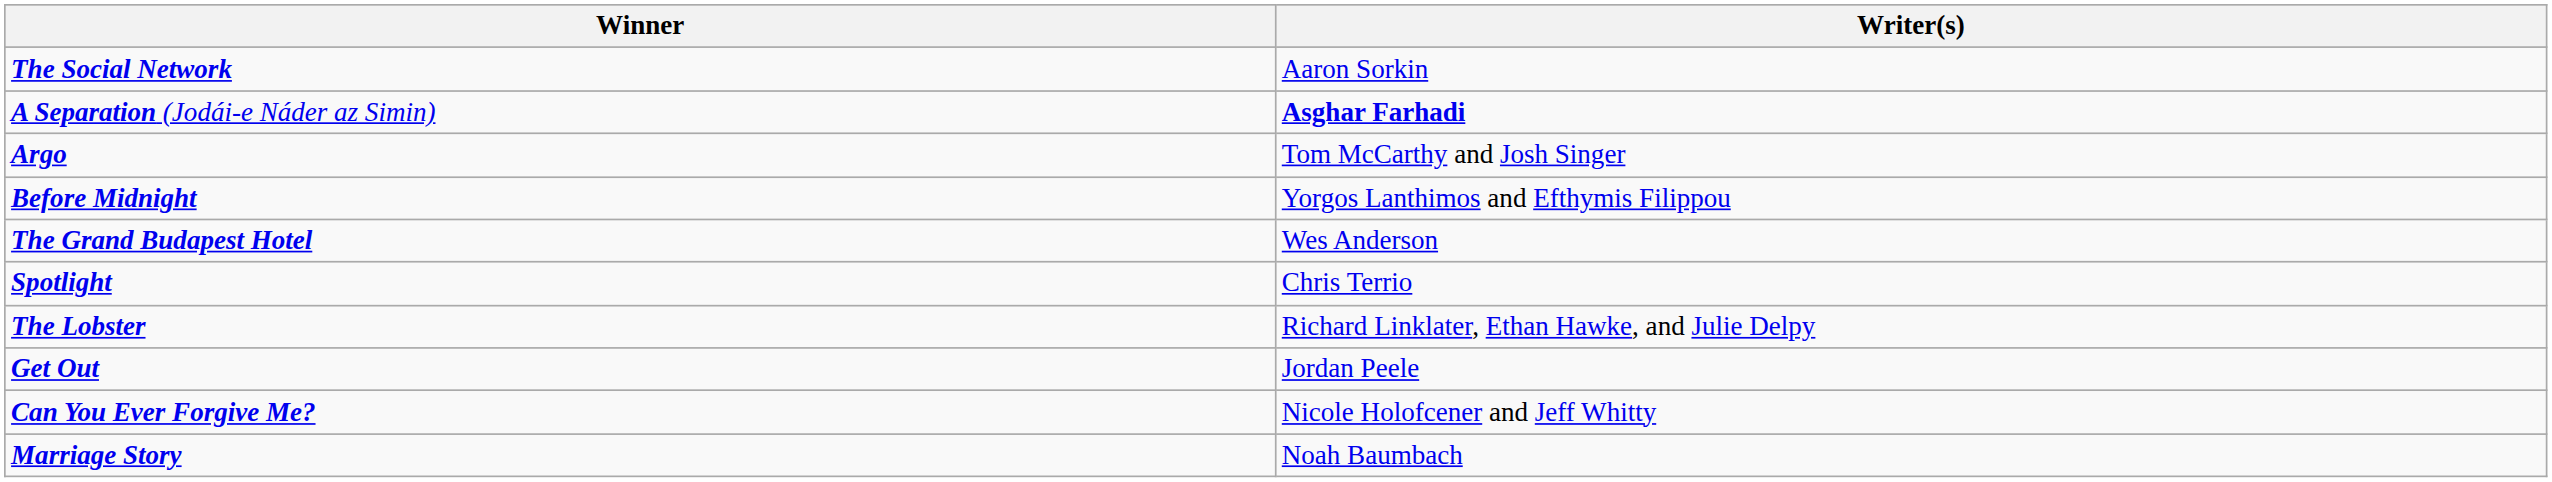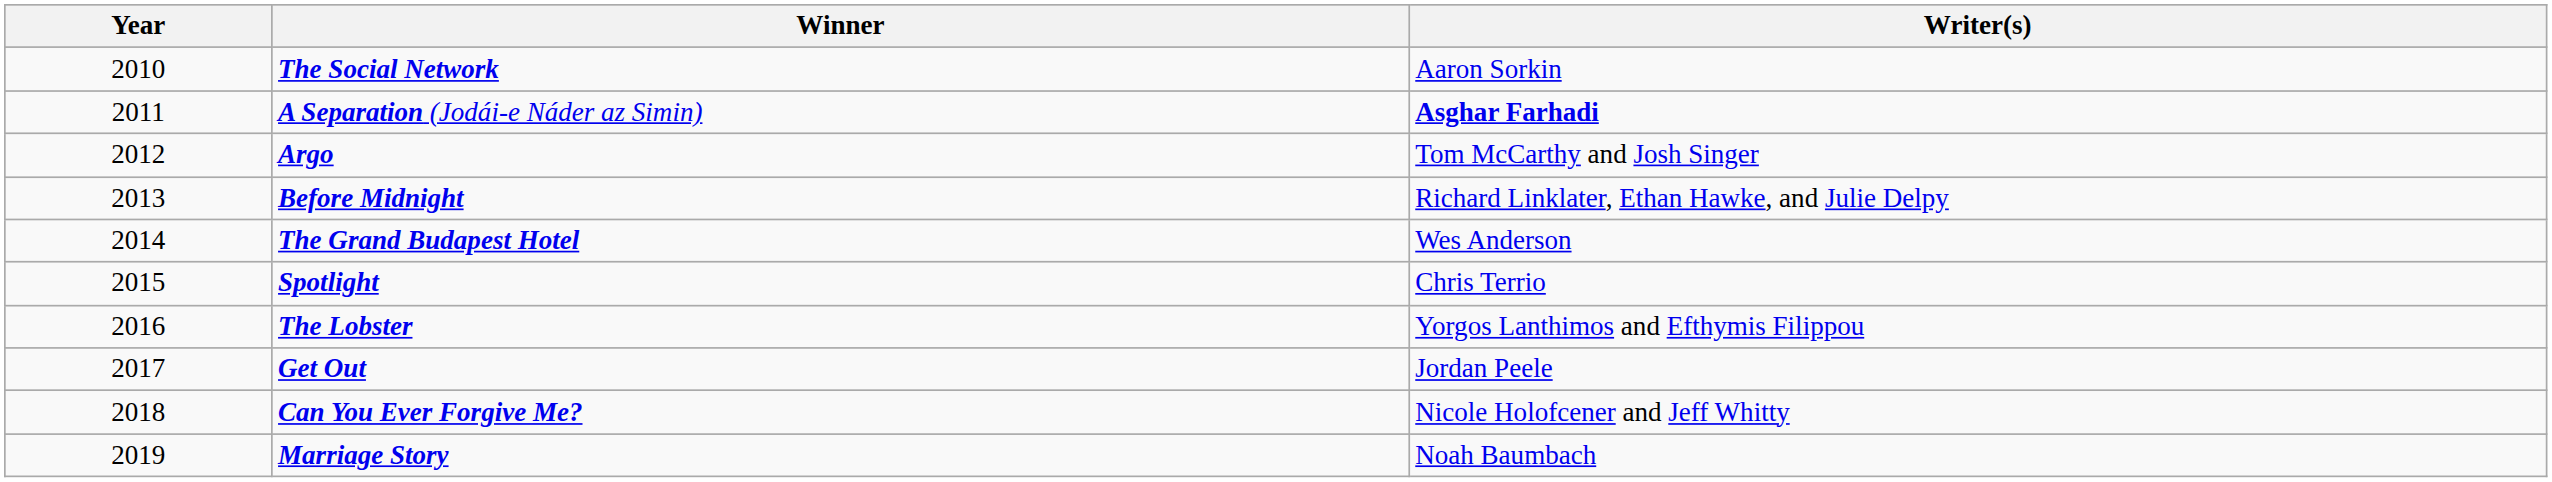+ column: (138, 25)
(1506, 197) Yorgos Lanthimos and Efthymis Filippou -> (1682, 197) Richard Linklater, Ethan Hawke, and Julie Delpy
(1549, 326) Richard Linklater, Ethan Hawke, and Julie Delpy -> (1640, 326) Yorgos Lanthimos and Efthymis Filippou
